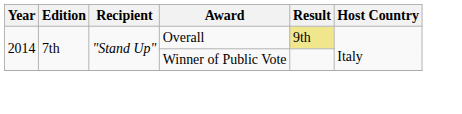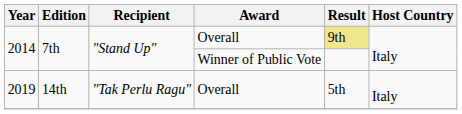+ row: (22, 89)
